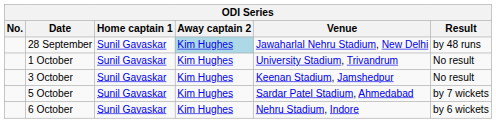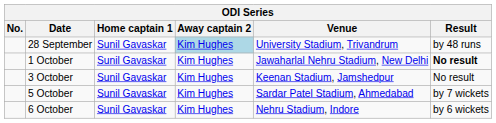(342, 45) Jawaharlal Nehru Stadium, New Delhi -> (327, 45) University Stadium, Trivandrum
(327, 61) University Stadium, Trivandrum -> (342, 61) Jawaharlal Nehru Stadium, New Delhi
(454, 61) normal -> (455, 61) bold
